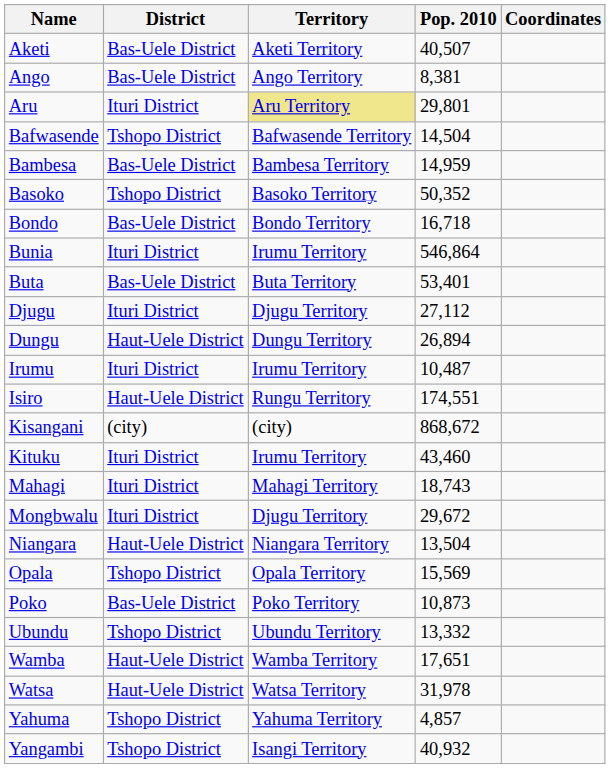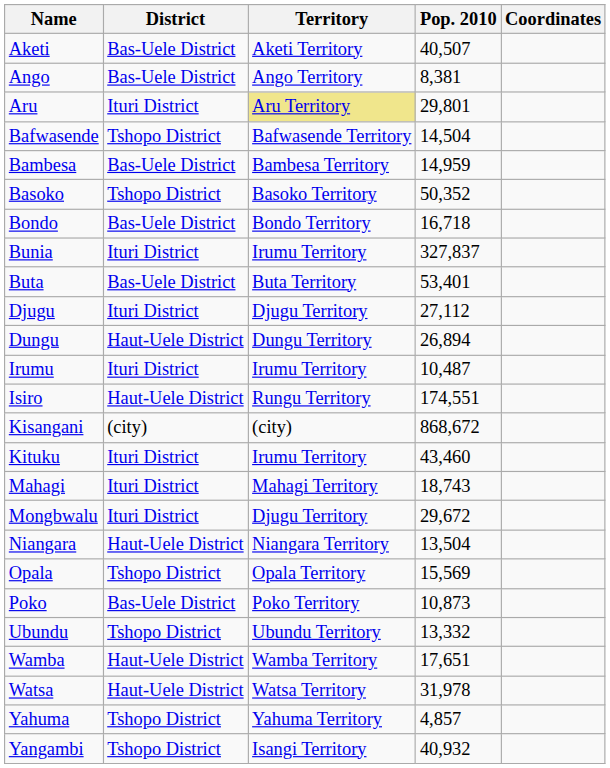(450, 252) 546,864 -> (450, 252) 327,837
